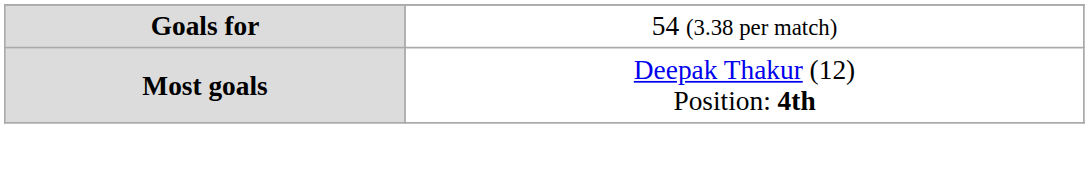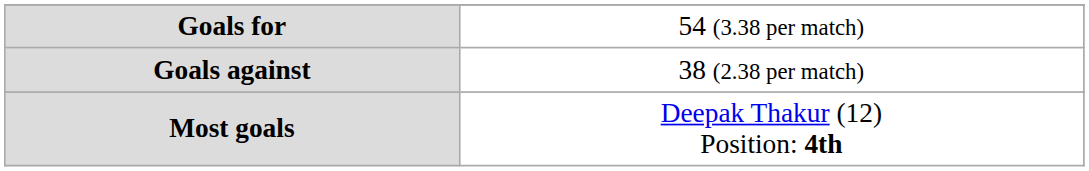+ row: (232, 69)
